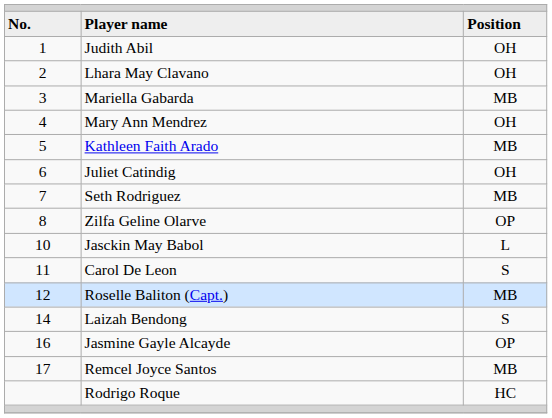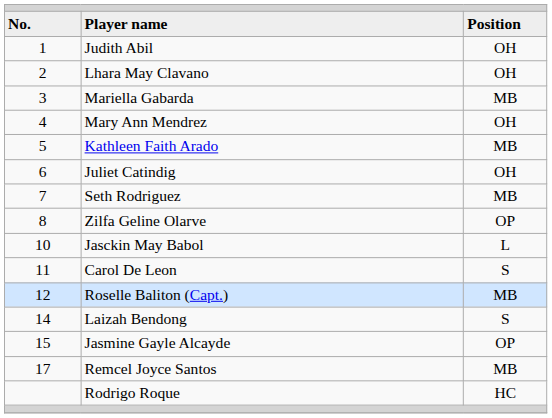(43, 343) 16 -> (43, 343) 15
